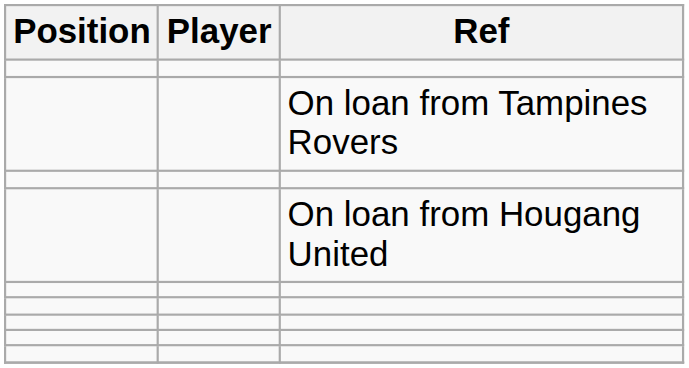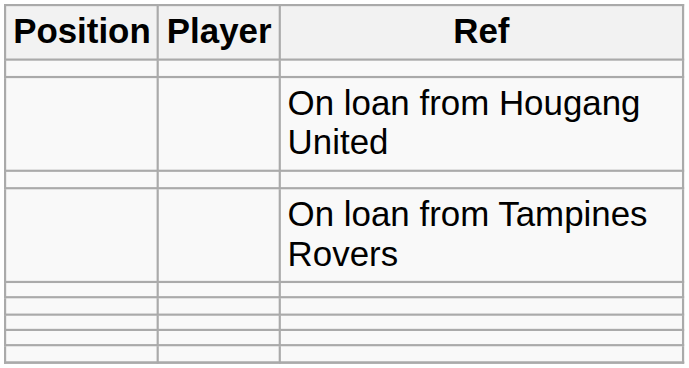rows swapped: (82, 234) <-> (82, 124)
